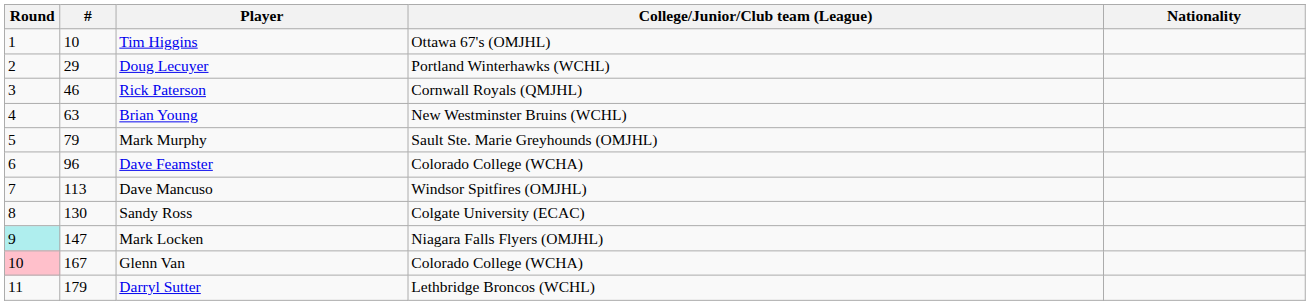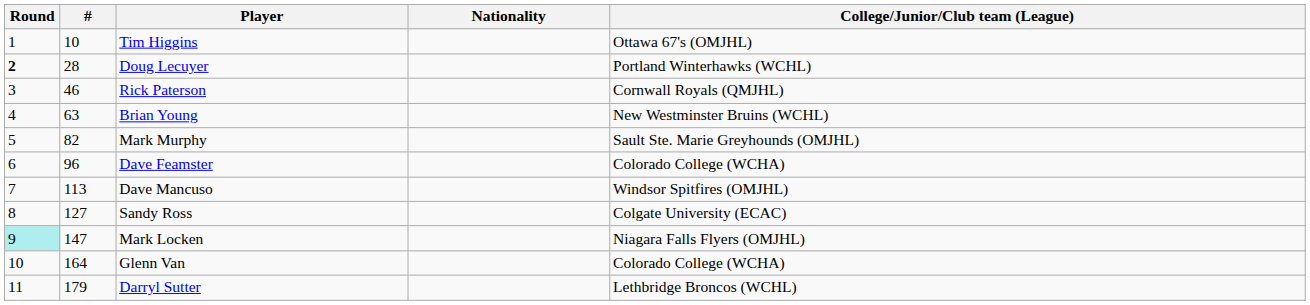columns swapped: (1204, 16) <-> (755, 16)
(12, 66) normal -> (12, 66) bold
(71, 66) 29 -> (71, 66) 28
(71, 139) 79 -> (71, 139) 82
(75, 213) 130 -> (75, 213) 127
(16, 262) pink background -> (16, 262) no background
(75, 262) 167 -> (75, 262) 164
